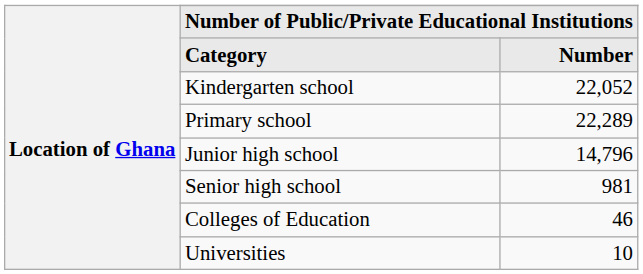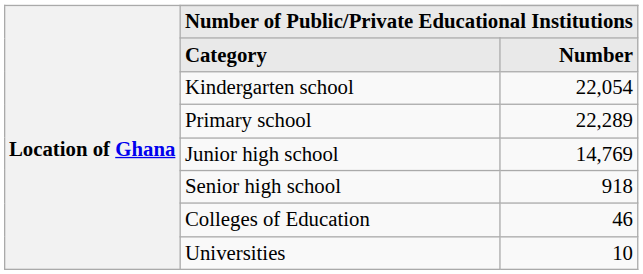(604, 87) 22,052 -> (604, 87) 22,054
(604, 153) 14,796 -> (604, 153) 14,769
(617, 186) 981 -> (617, 186) 918
